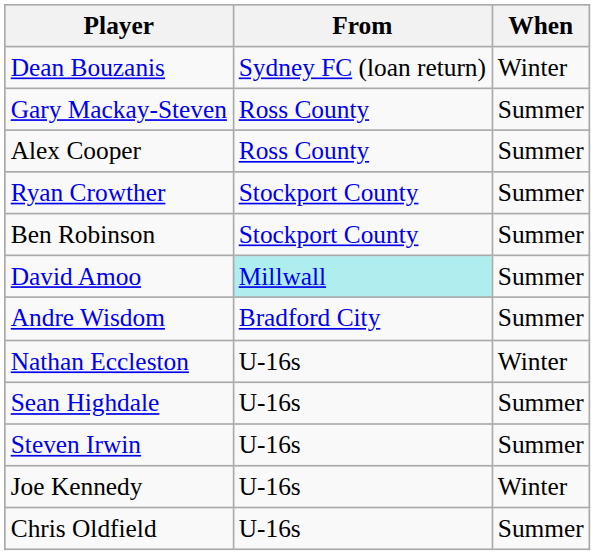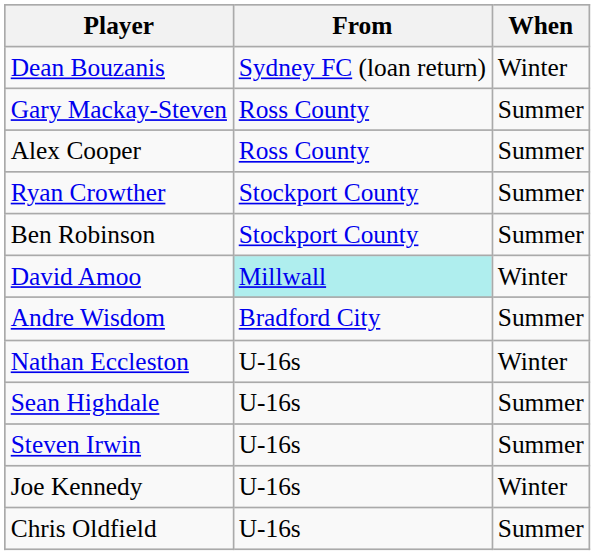(541, 276) Summer -> (533, 276) Winter
